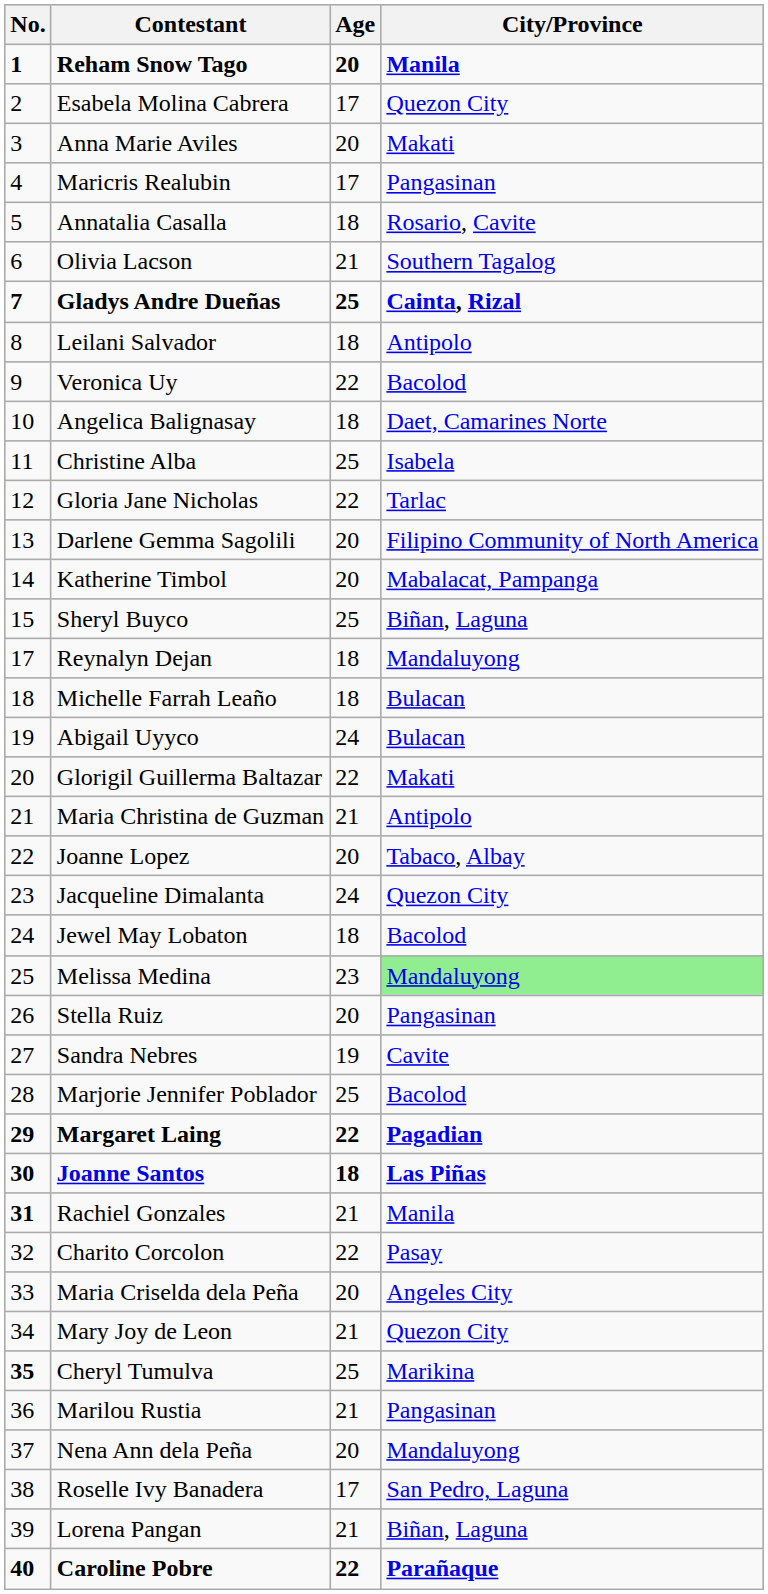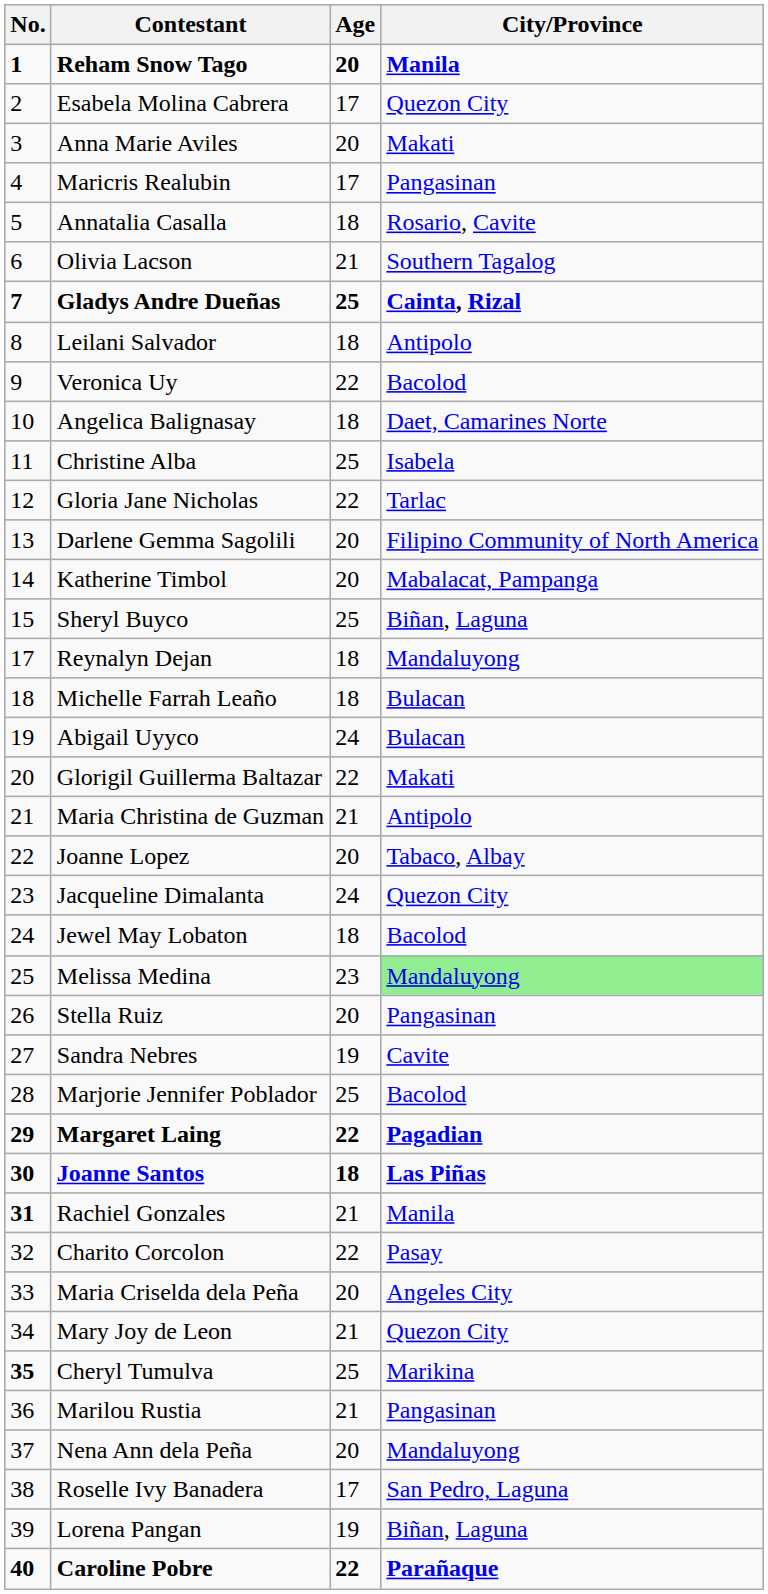(347, 1529) 21 -> (347, 1529) 19
